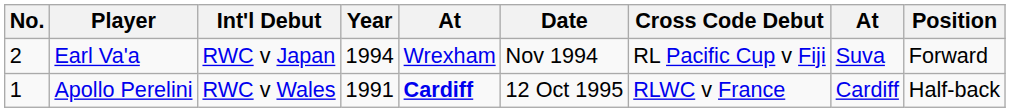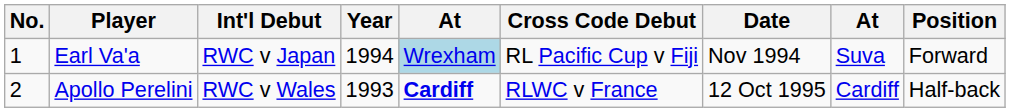columns swapped: (729, 21) <-> (564, 21)
(16, 55) 2 -> (16, 55) 1
(450, 55) no background -> (450, 55) lightblue background
(16, 90) 1 -> (16, 90) 2
(370, 90) 1991 -> (370, 90) 1993
